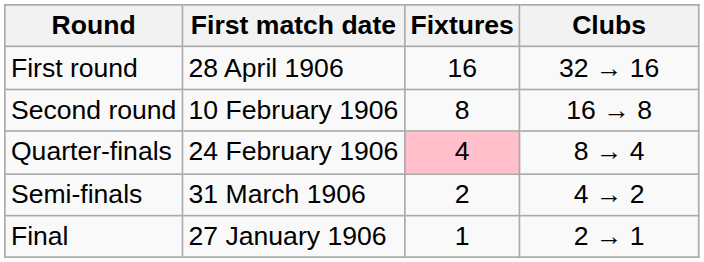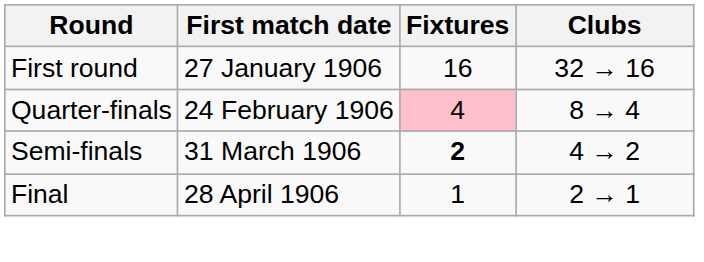(266, 67) 28 April 1906 -> (283, 67) 27 January 1906
- row: (94, 109)
(462, 194) normal -> (458, 151) bold
(288, 236) 27 January 1906 -> (262, 194) 28 April 1906
